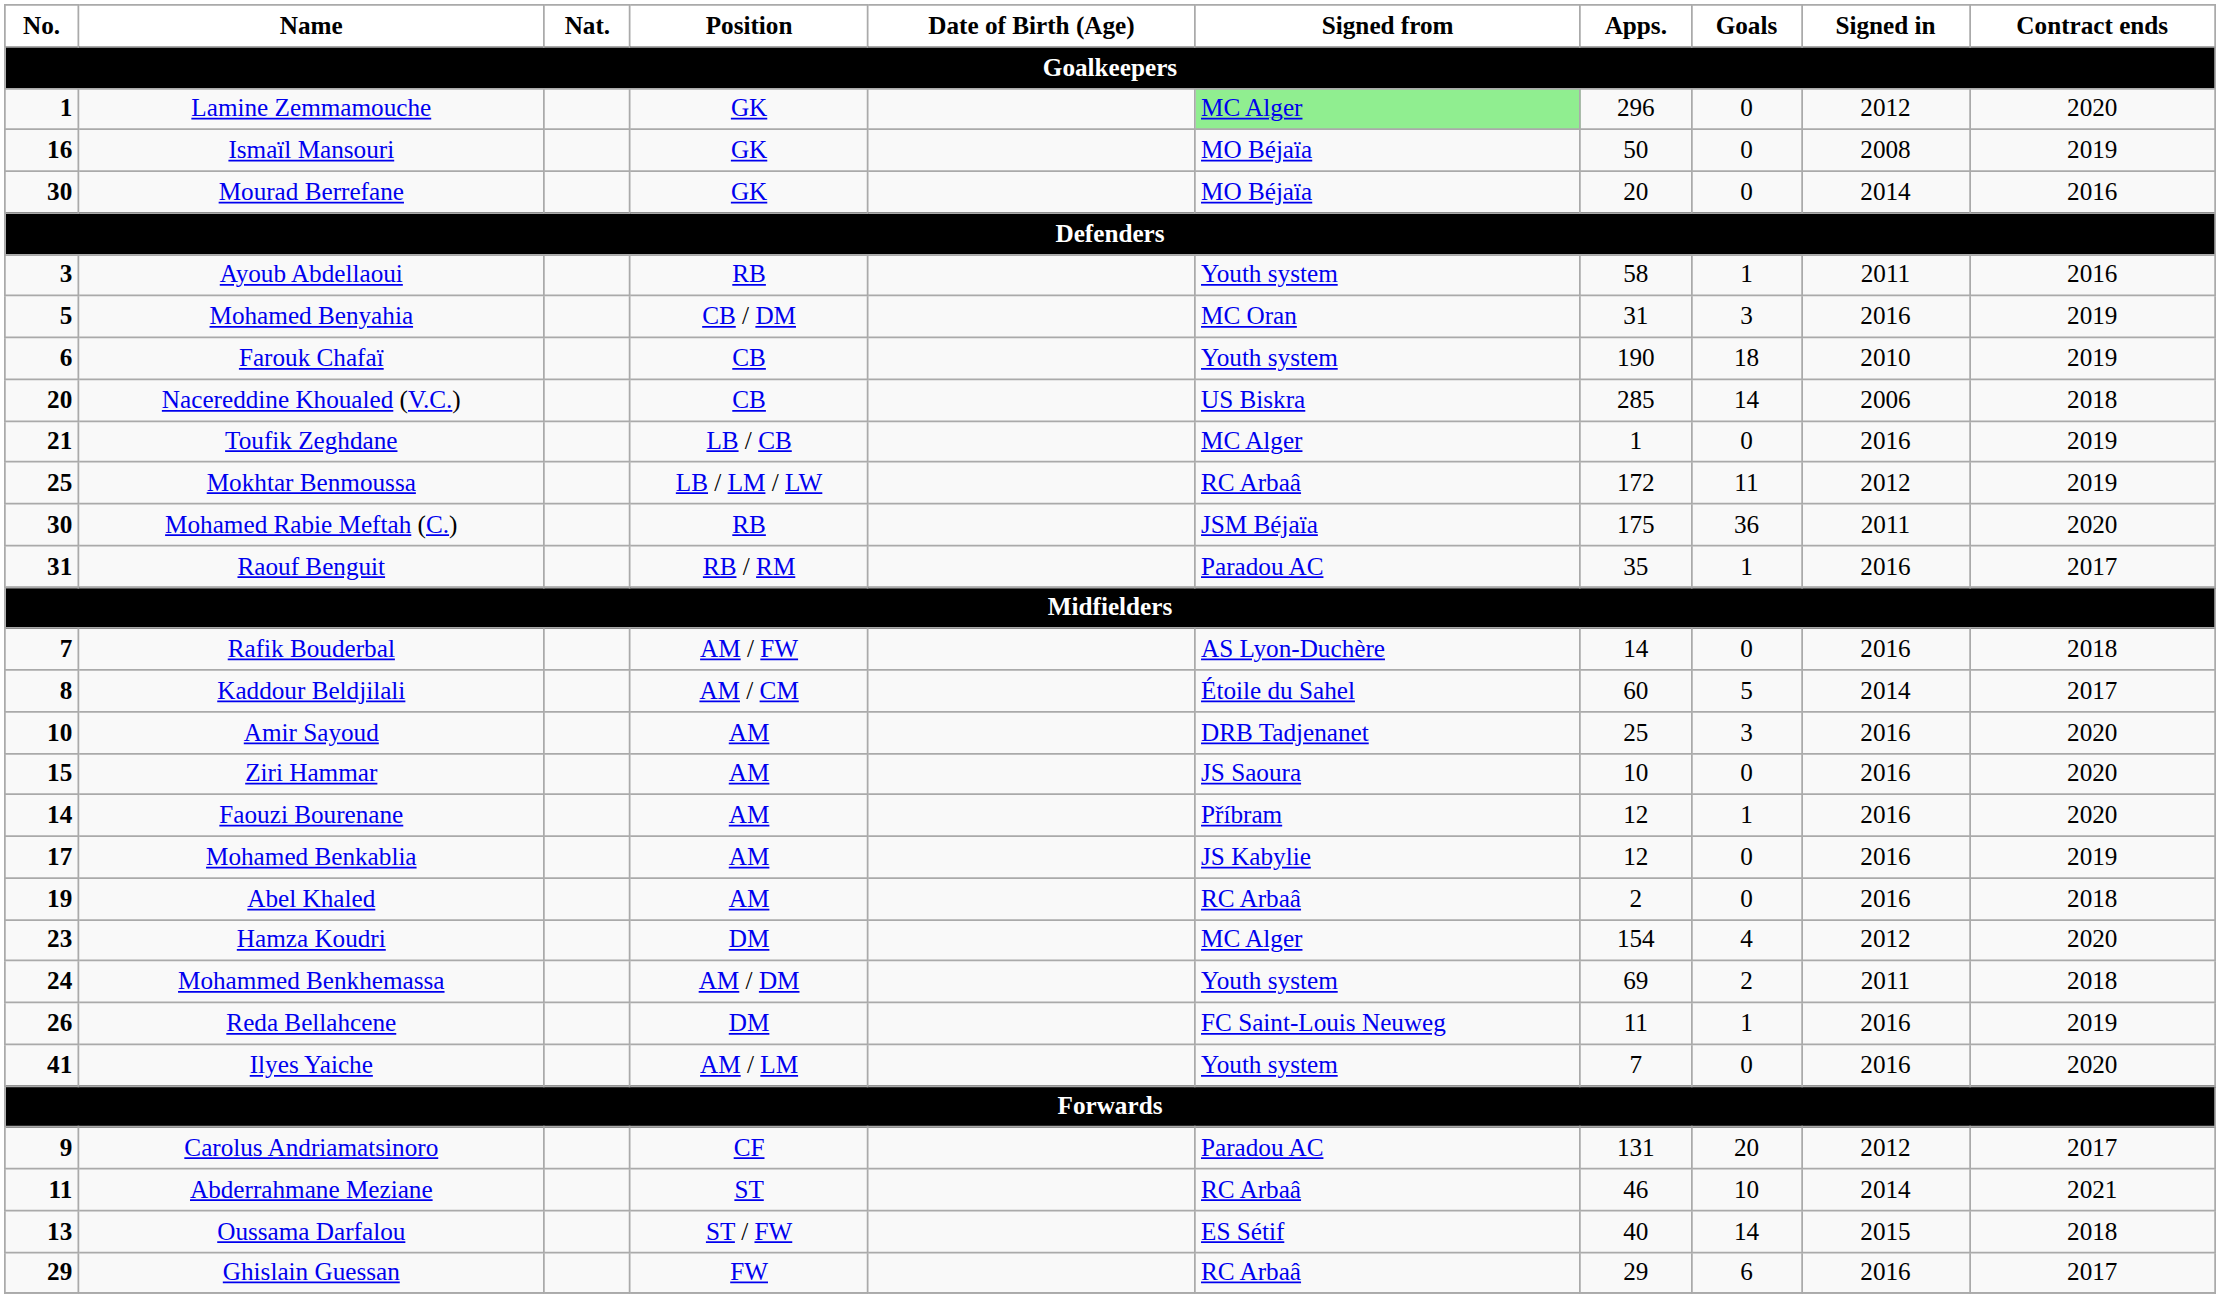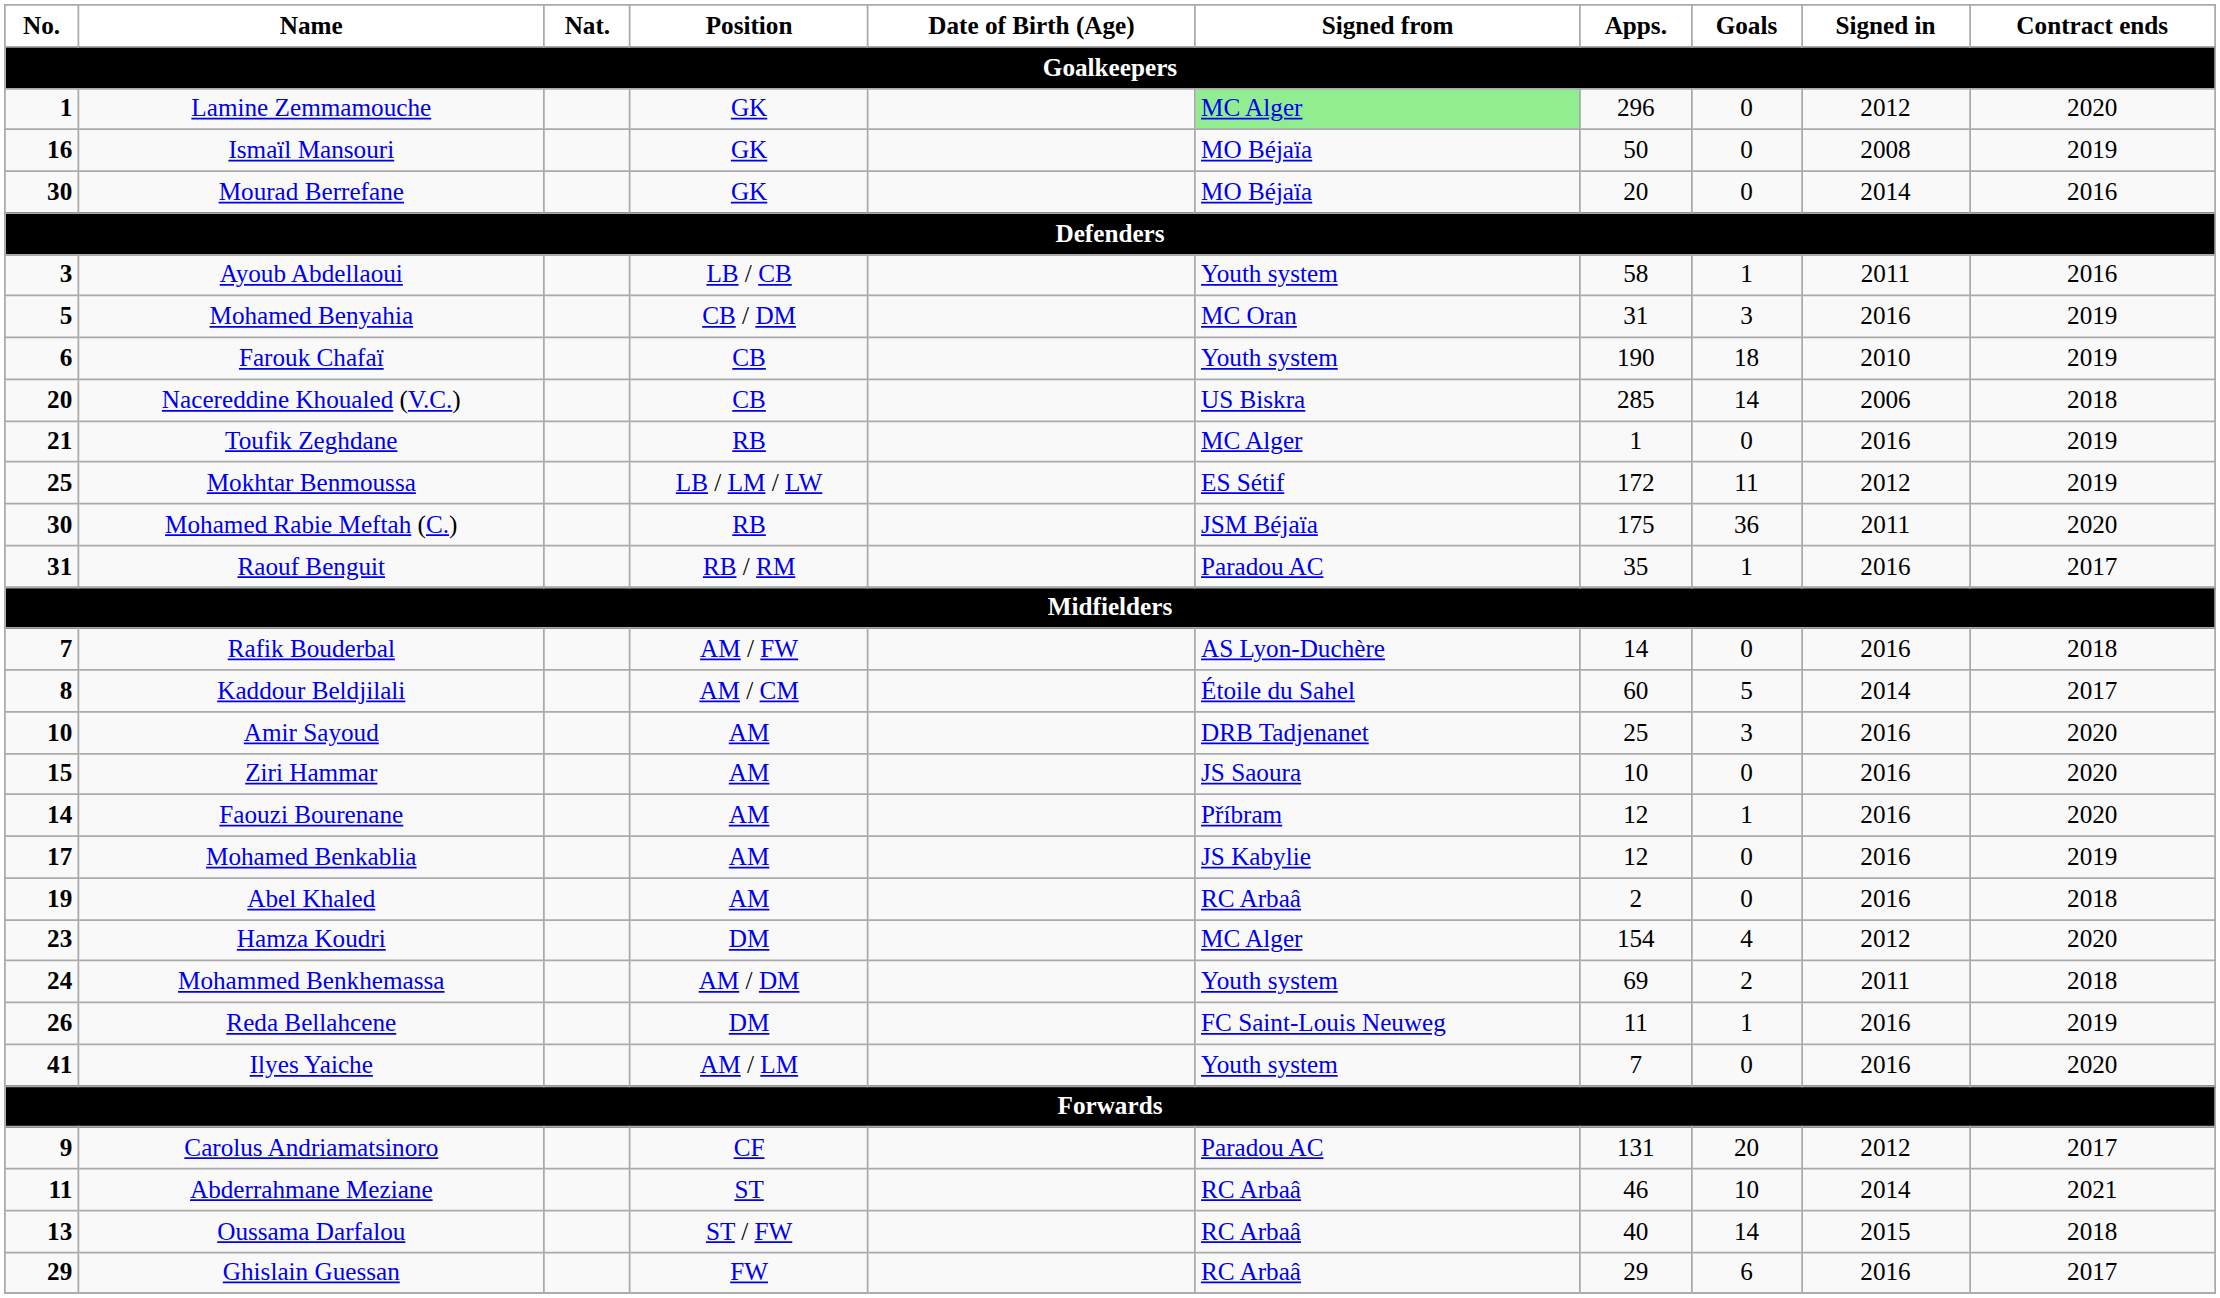(749, 275) RB -> (749, 275) LB / CB
(749, 441) LB / CB -> (749, 441) RB
(1251, 482) RC Arbaâ -> (1243, 482) ES Sétif
(1243, 1230) ES Sétif -> (1251, 1230) RC Arbaâ
